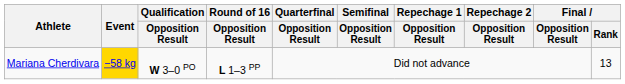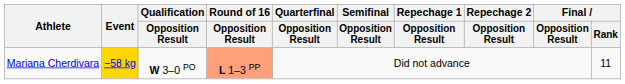(240, 69) no background -> (240, 69) lightsalmon background
(606, 64) 13 -> (606, 64) 11
